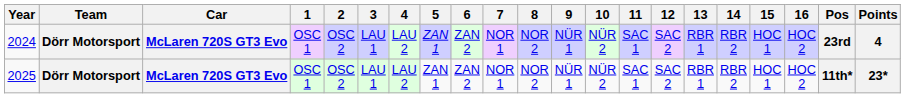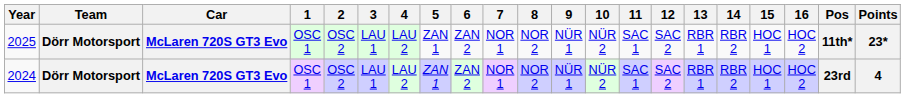rows swapped: (22, 41) <-> (22, 76)
